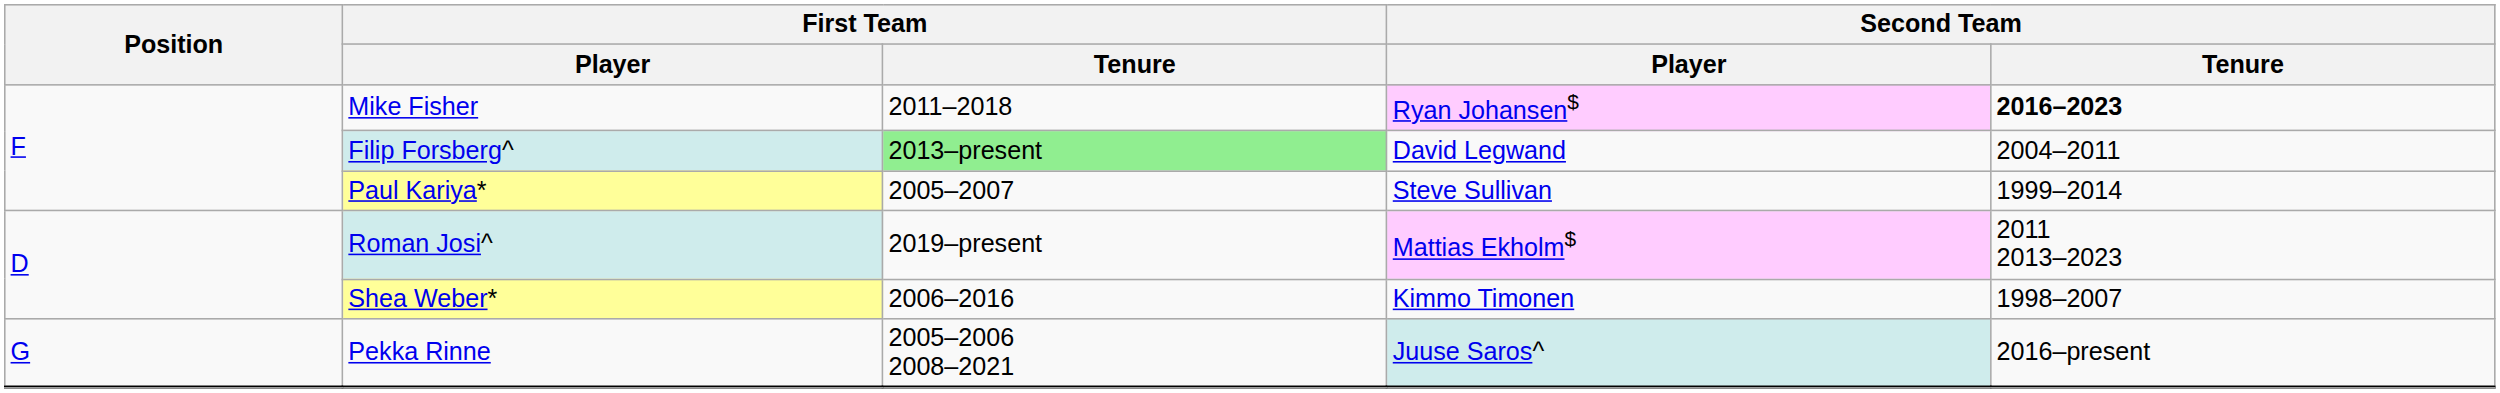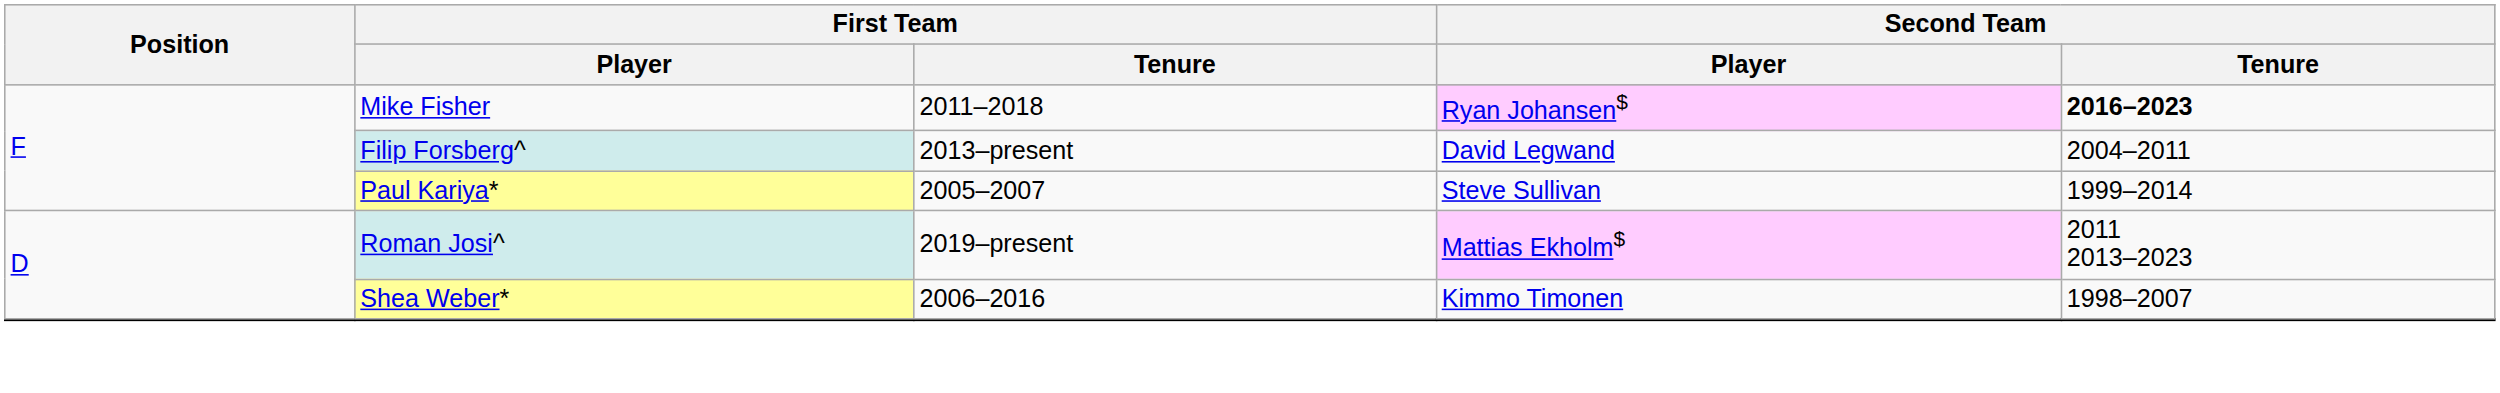(965, 150) lightgreen background -> (996, 150) no background
- row: (420, 352)
